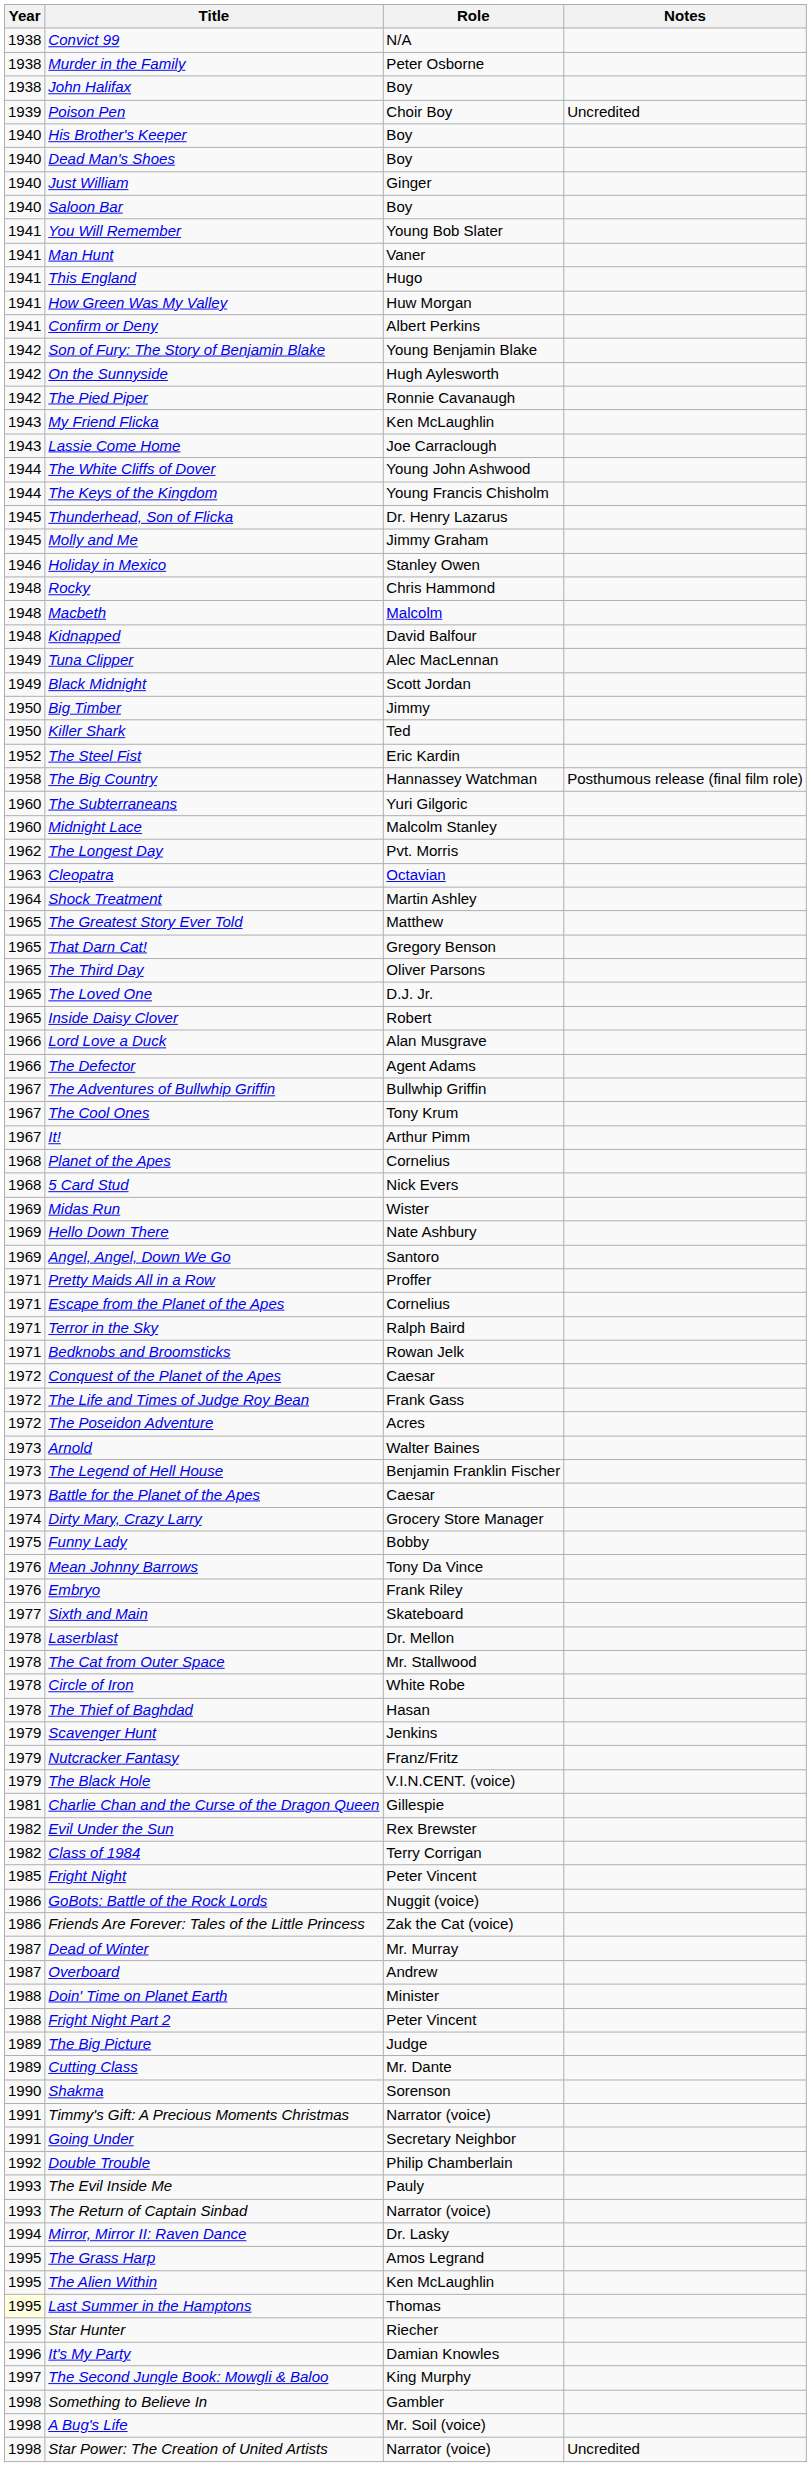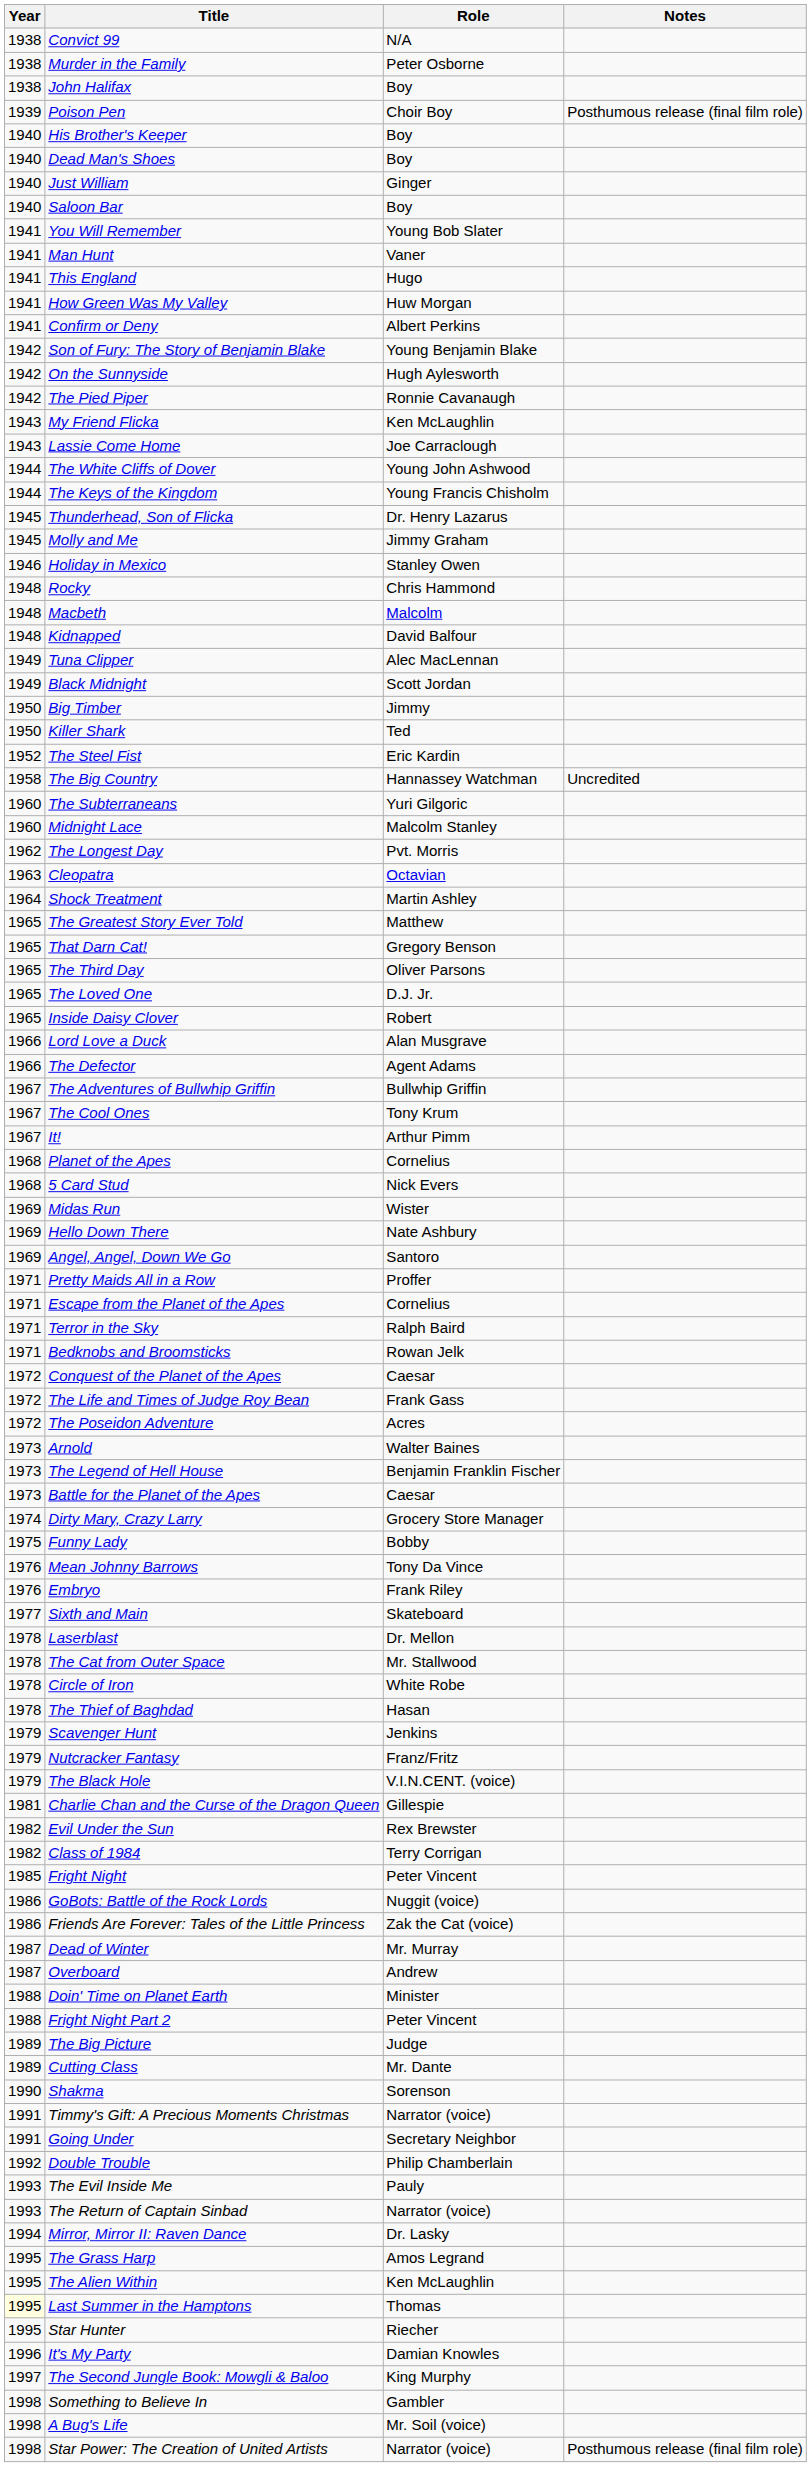(603, 111) Uncredited -> (685, 111) Posthumous release (final film role)
(685, 779) Posthumous release (final film role) -> (603, 779) Uncredited
(603, 2449) Uncredited -> (685, 2449) Posthumous release (final film role)
